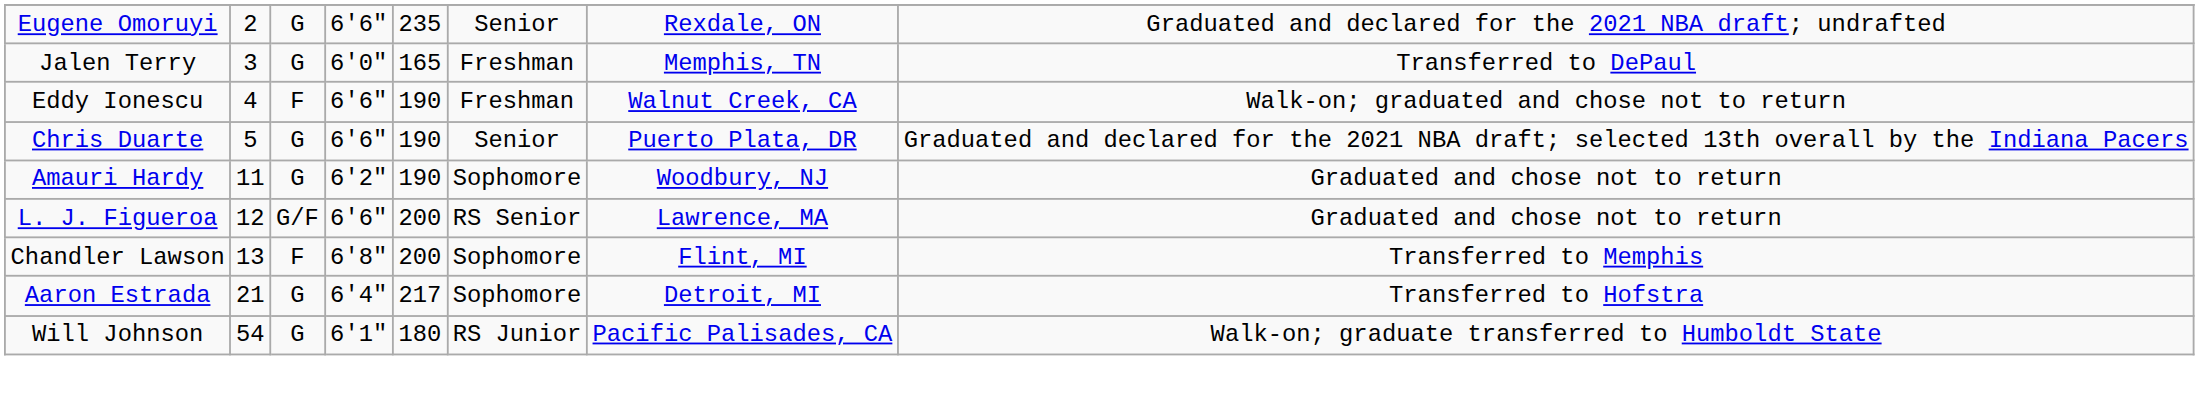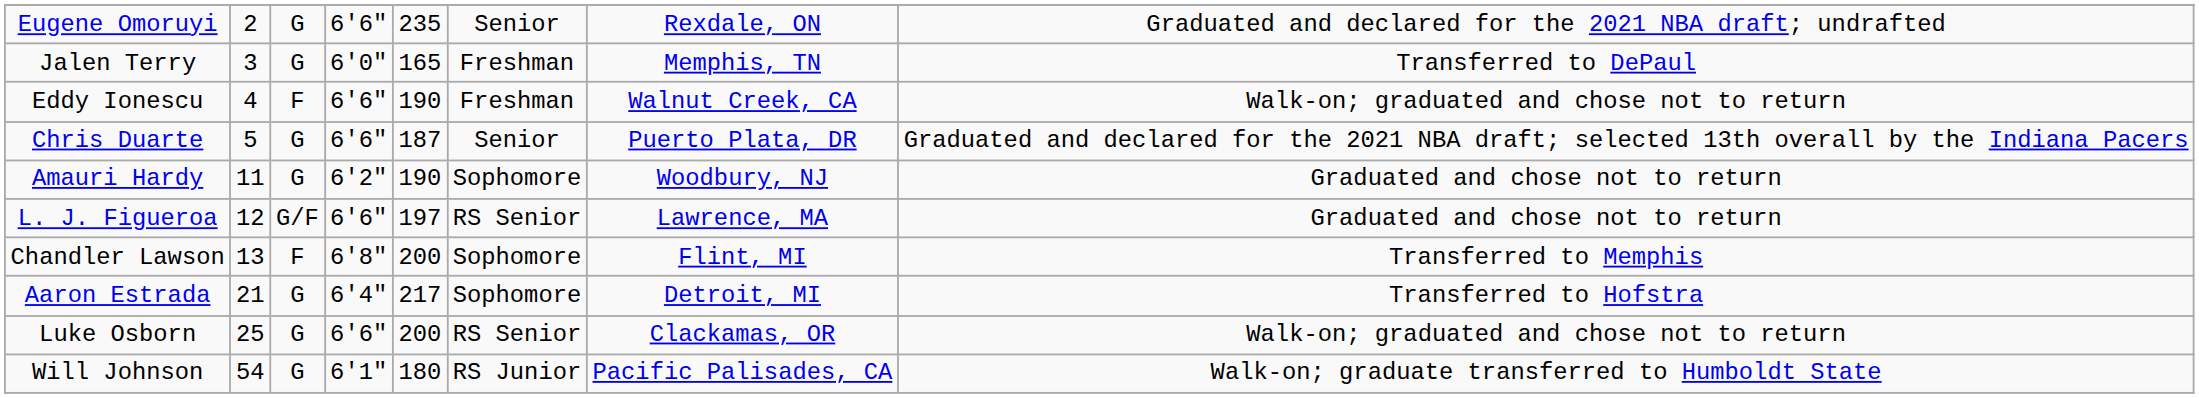(420, 141) 190 -> (420, 141) 187
(420, 218) 200 -> (420, 218) 197
+ row: (118, 334)
